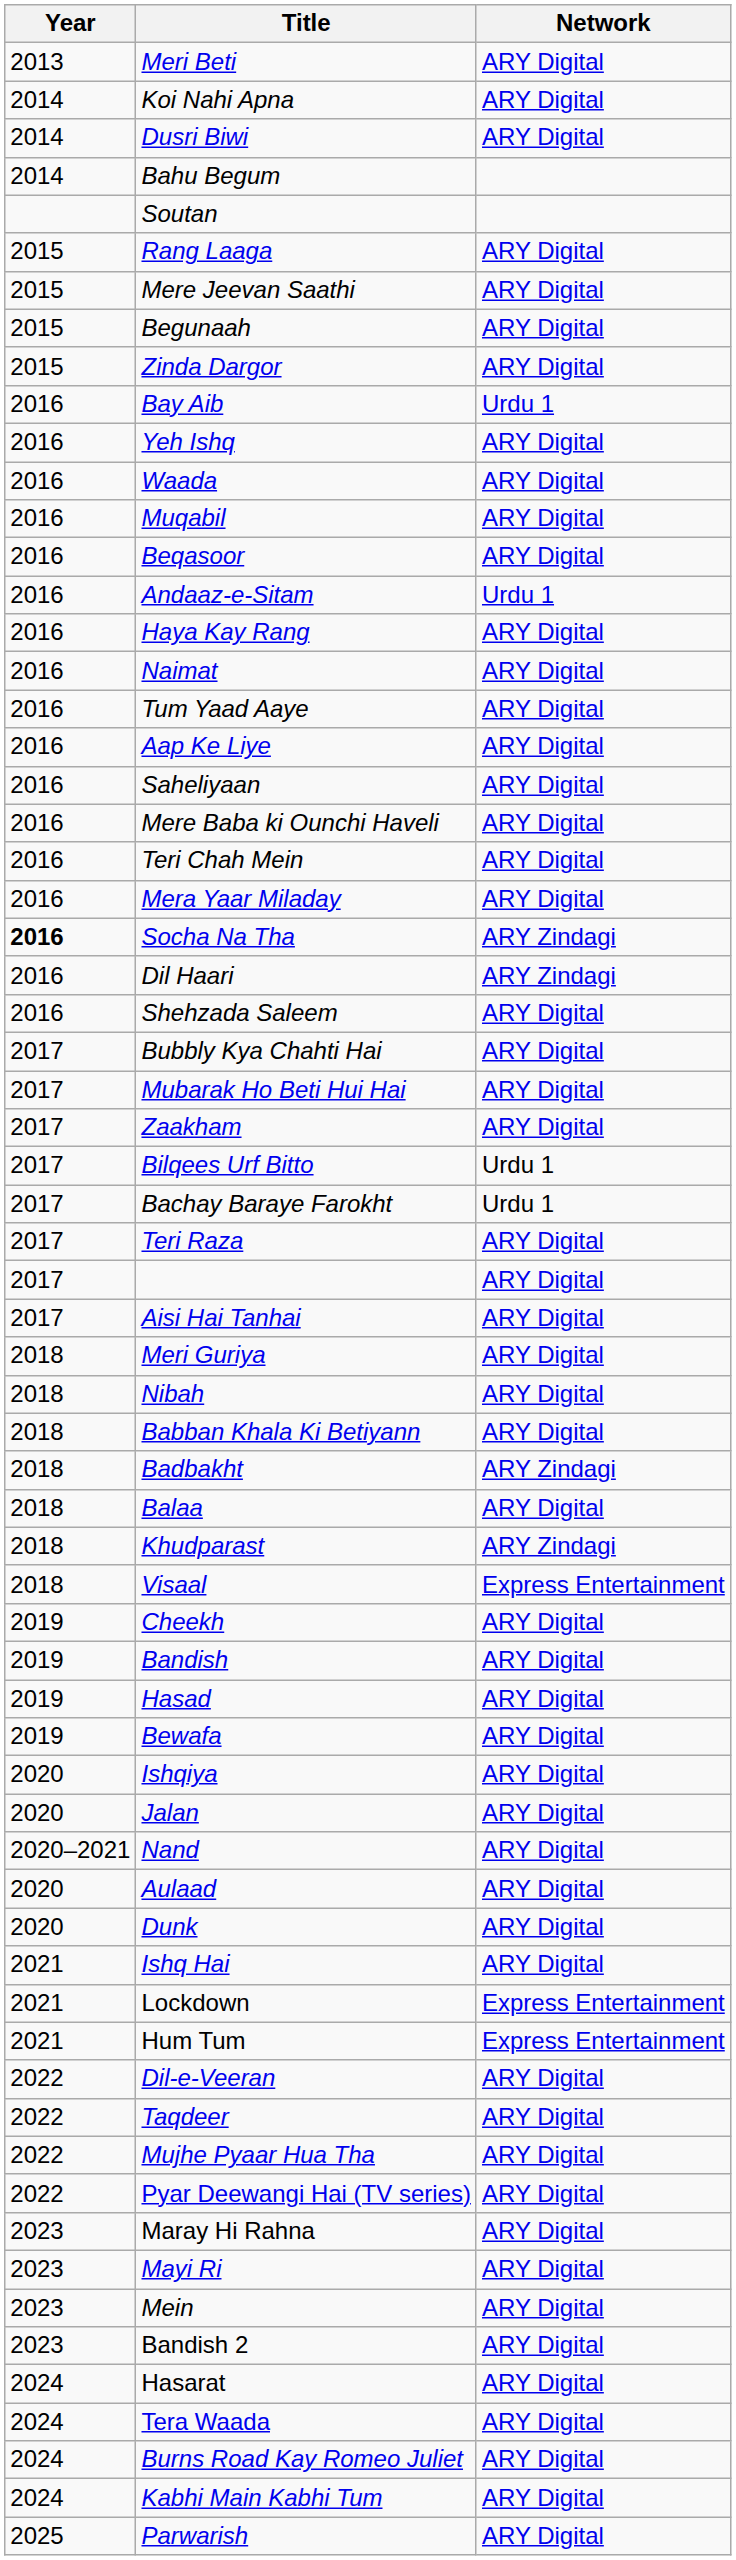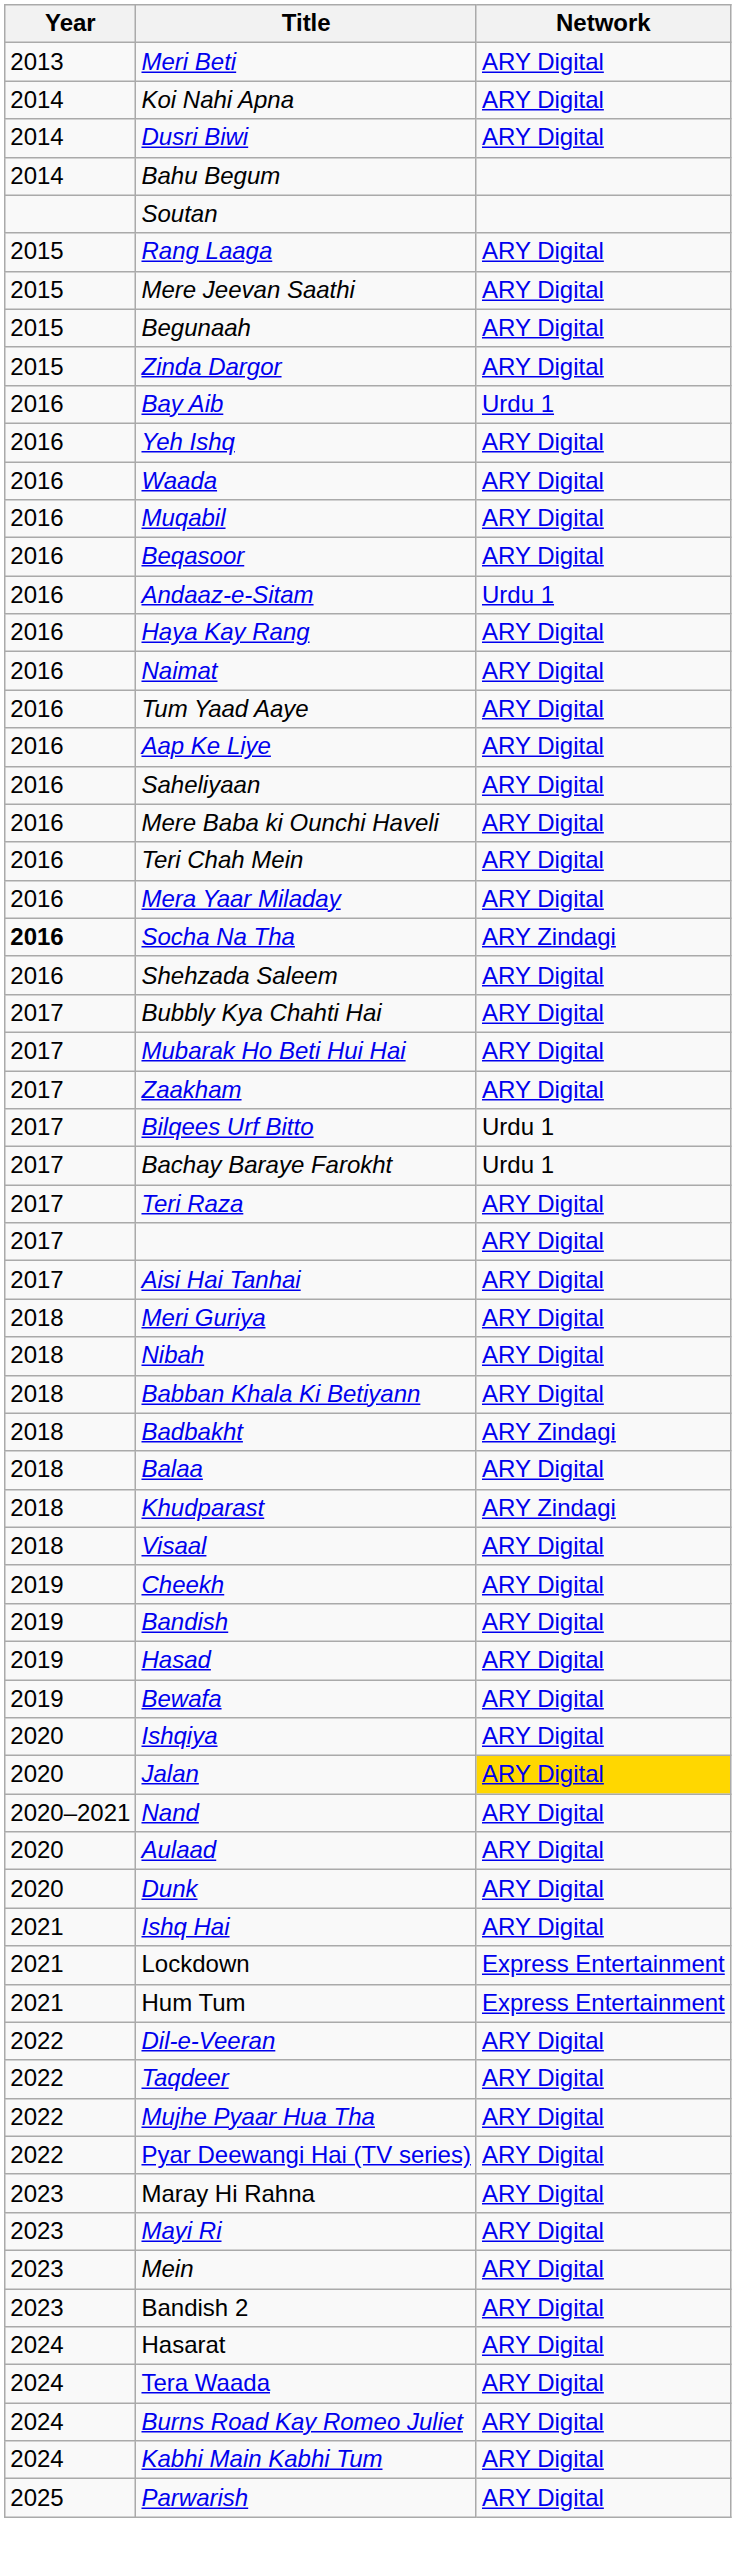- row: (187, 975)
(603, 1584) Express Entertainment -> (543, 1546) ARY Digital
(543, 1812) no background -> (543, 1774) gold background
